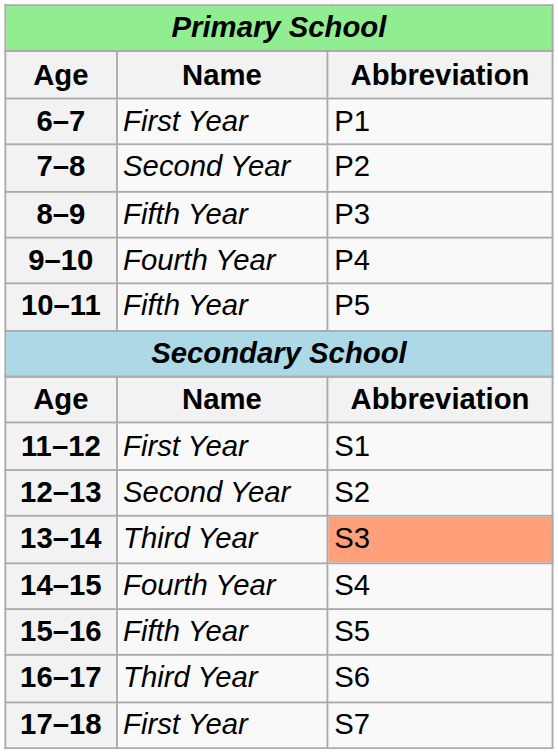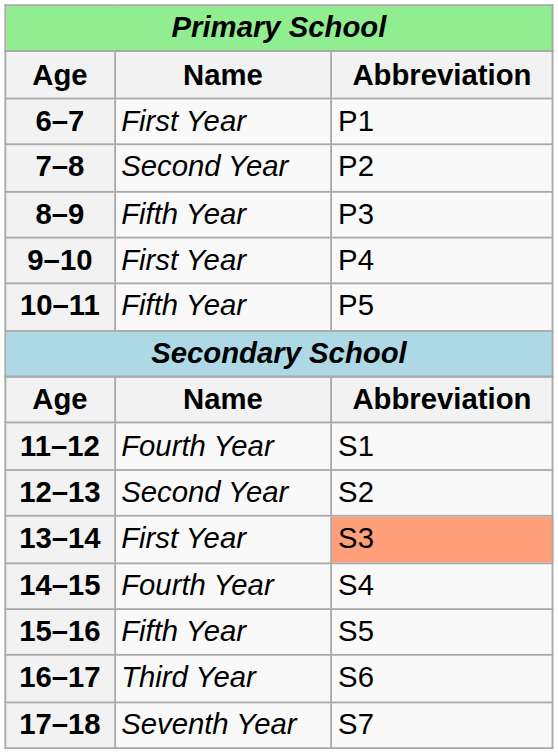(199, 260) Fourth Year -> (184, 260) First Year
(185, 445) First Year -> (197, 445) Fourth Year
(190, 538) Third Year -> (184, 538) First Year
(185, 724) First Year -> (209, 724) Seventh Year
